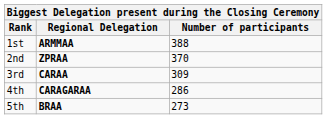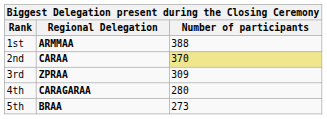(53, 59) ZPRAA -> (53, 59) CARAA
(180, 59) no background -> (180, 59) khaki background
(53, 75) CARAA -> (53, 75) ZPRAA
(180, 91) 286 -> (180, 91) 280
